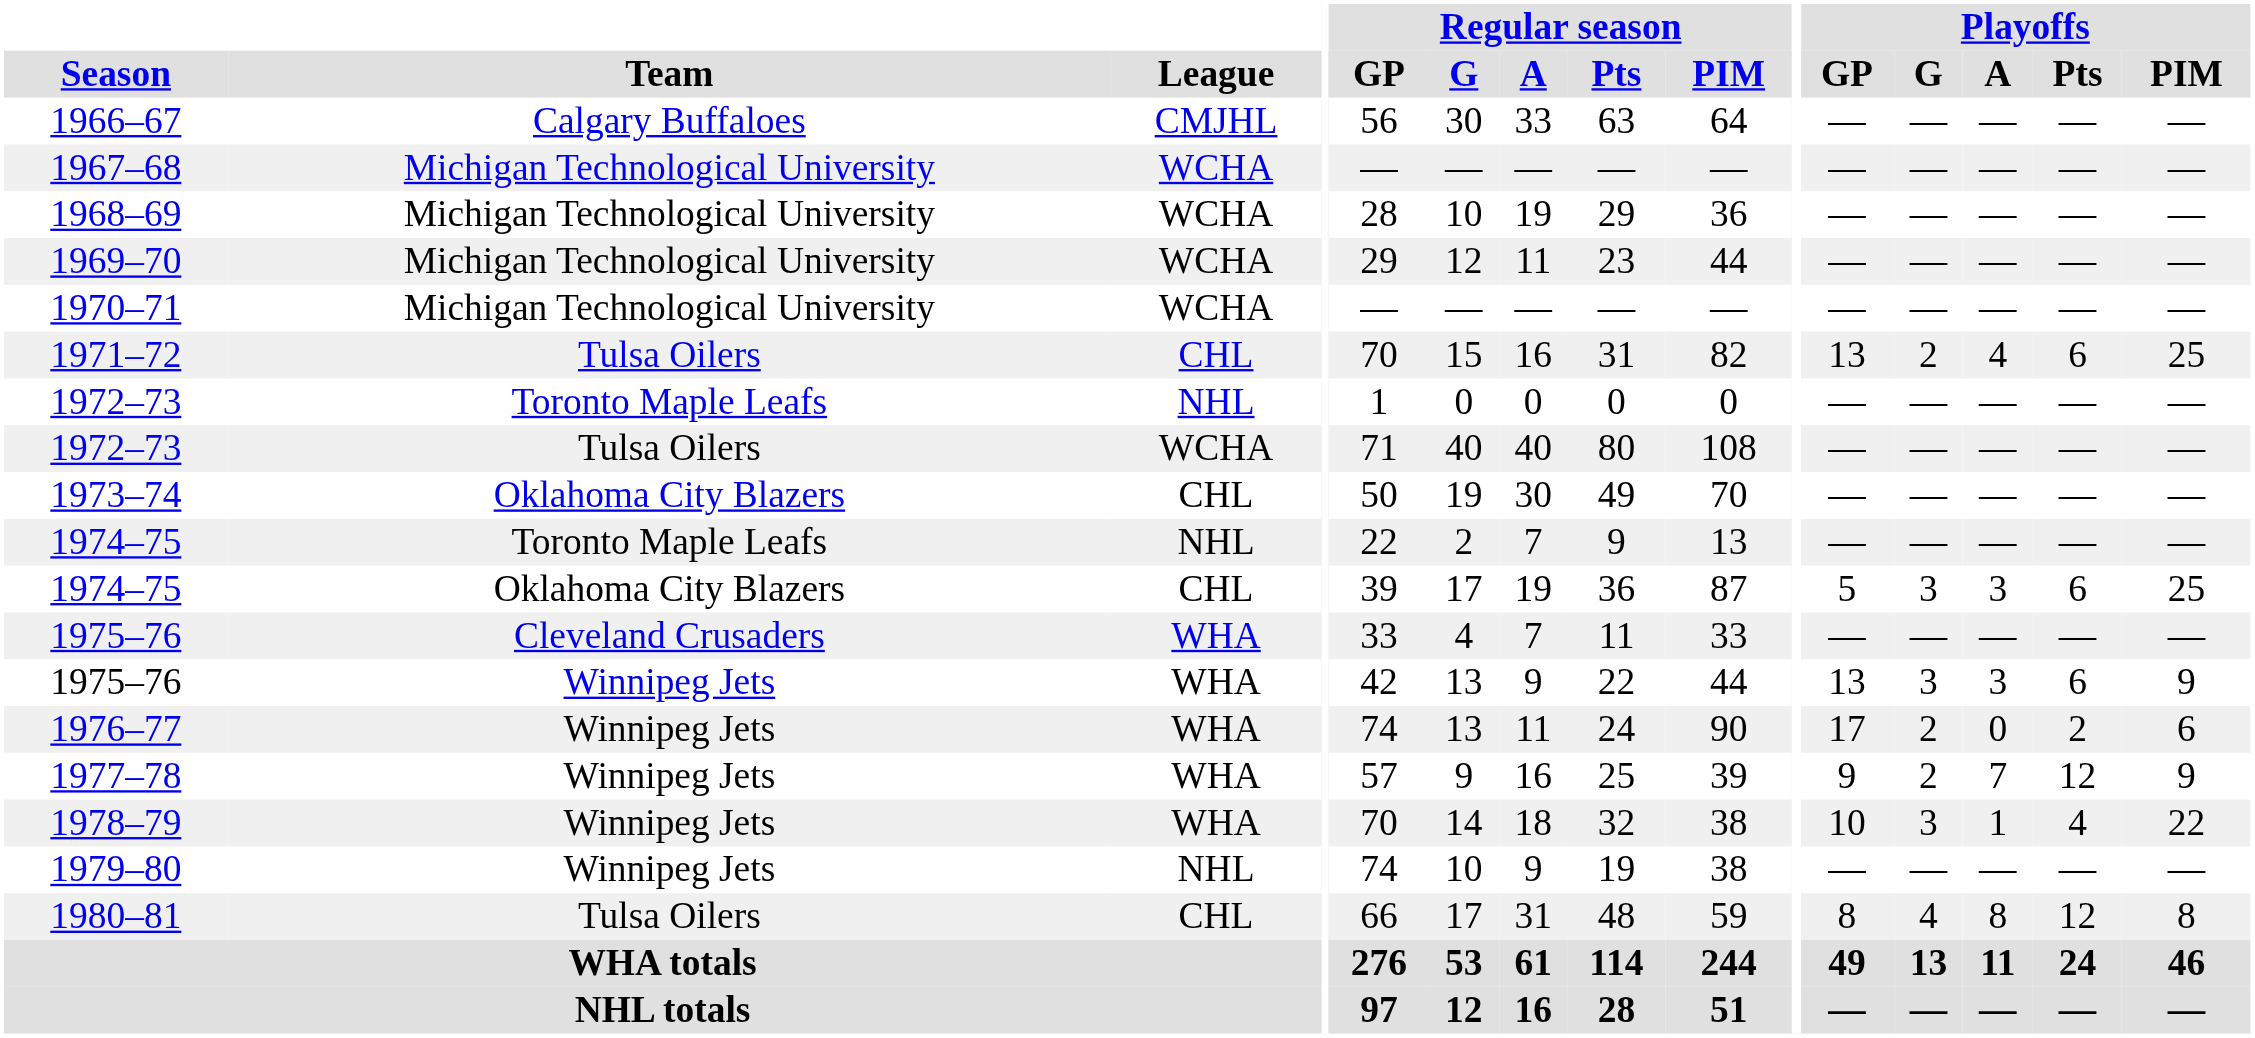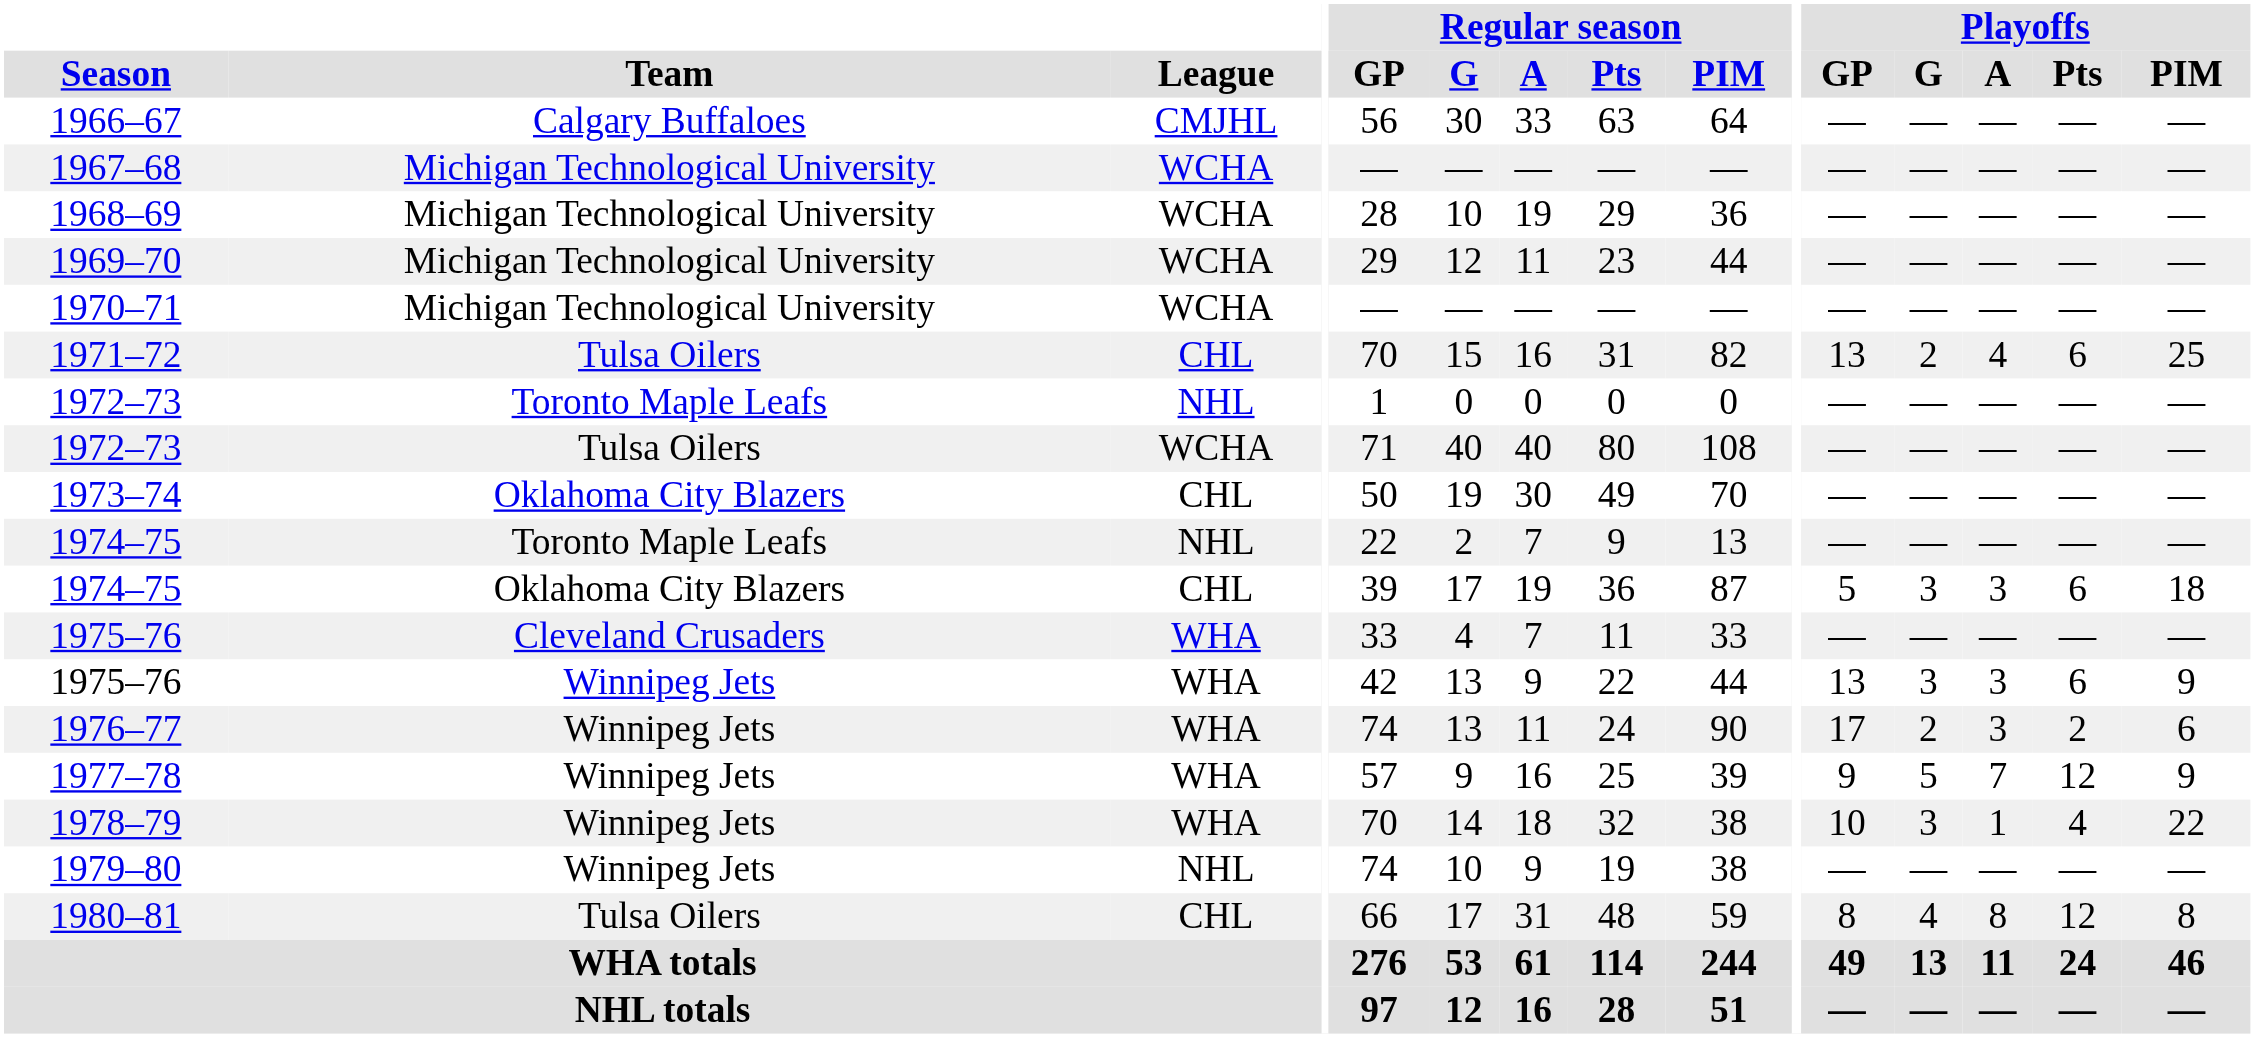(2186, 588) 25 -> (2186, 588) 18
(1998, 728) 0 -> (1998, 728) 3
(1928, 775) 2 -> (1928, 775) 5
